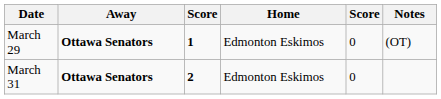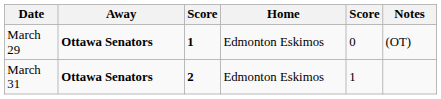(352, 76) 0 -> (352, 76) 1
